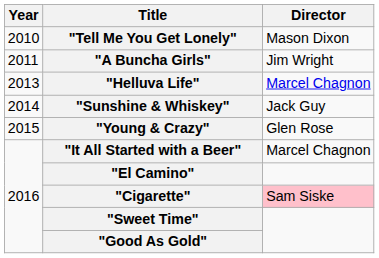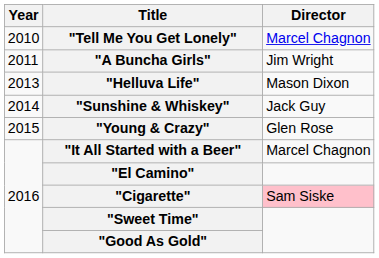(308, 38) Mason Dixon -> (318, 38) Marcel Chagnon
(318, 83) Marcel Chagnon -> (308, 83) Mason Dixon
